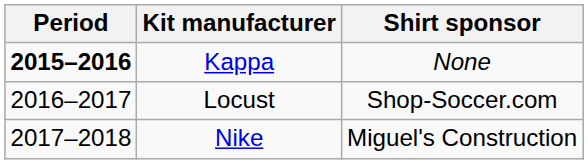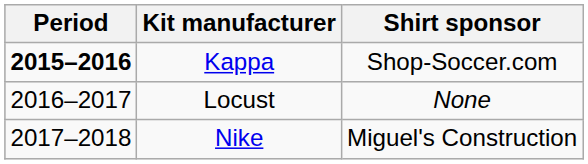(462, 61) None -> (462, 61) Shop-Soccer.com
(462, 100) Shop-Soccer.com -> (462, 100) None
